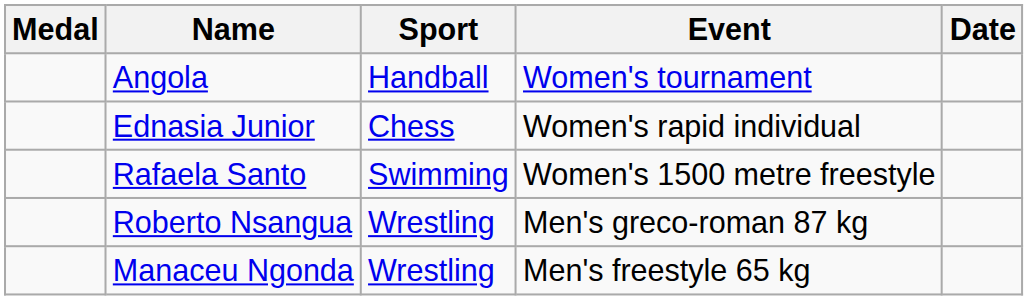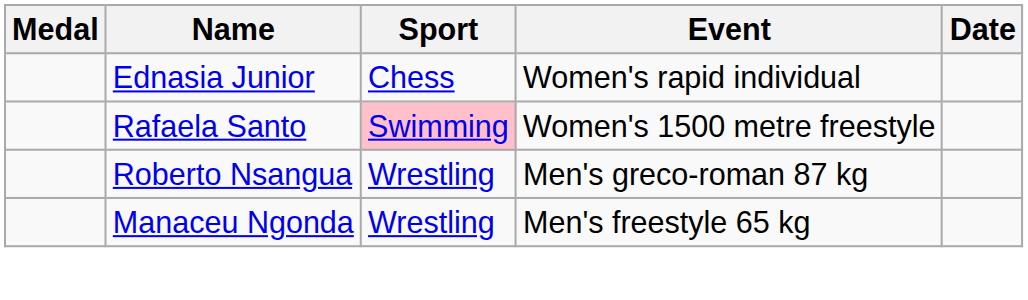- row: (160, 78)
(438, 174) no background -> (438, 126) pink background
